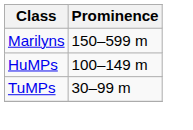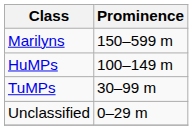+ row: (49, 112)
